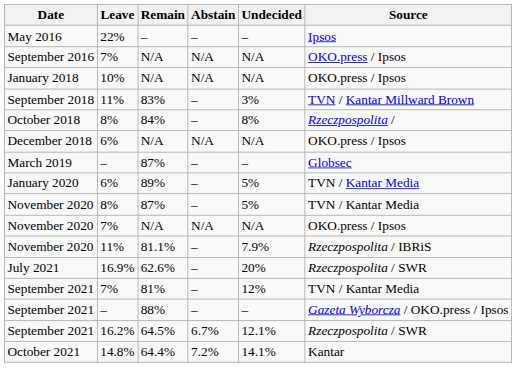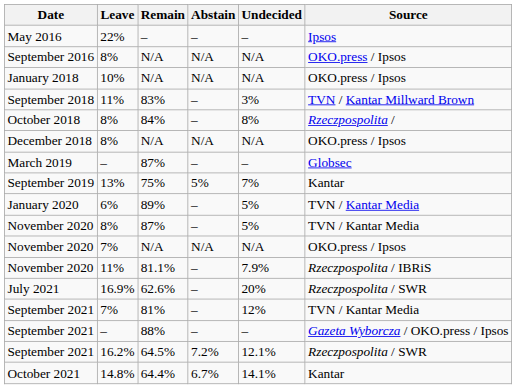(109, 57) 7% -> (109, 57) 8%
(109, 141) 6% -> (109, 141) 8%
+ row: (51, 183)
(205, 330) 6.7% -> (205, 352) 7.2%
(205, 352) 7.2% -> (205, 373) 6.7%
